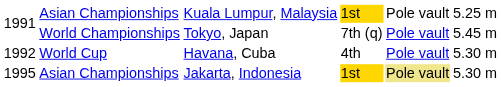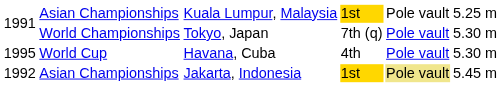(475, 33) 5.45 m -> (475, 33) 5.30 m
(20, 53) 1992 -> (20, 53) 1995
(20, 73) 1995 -> (20, 73) 1992
(475, 73) 5.30 m -> (475, 73) 5.45 m
